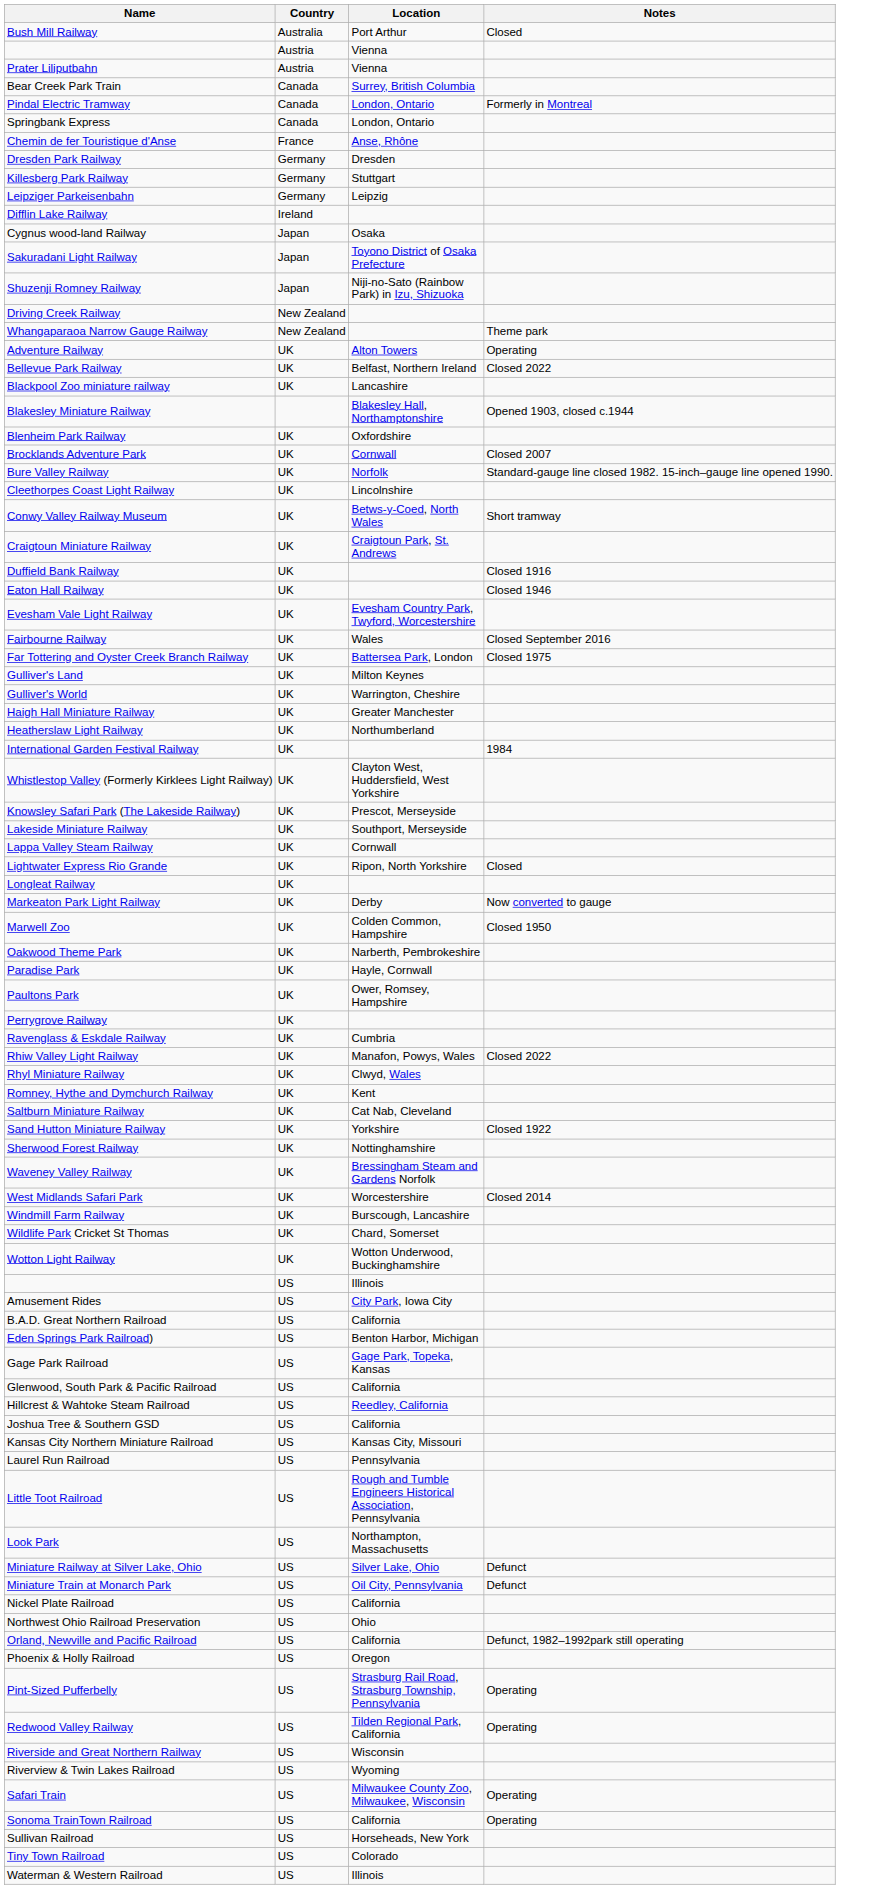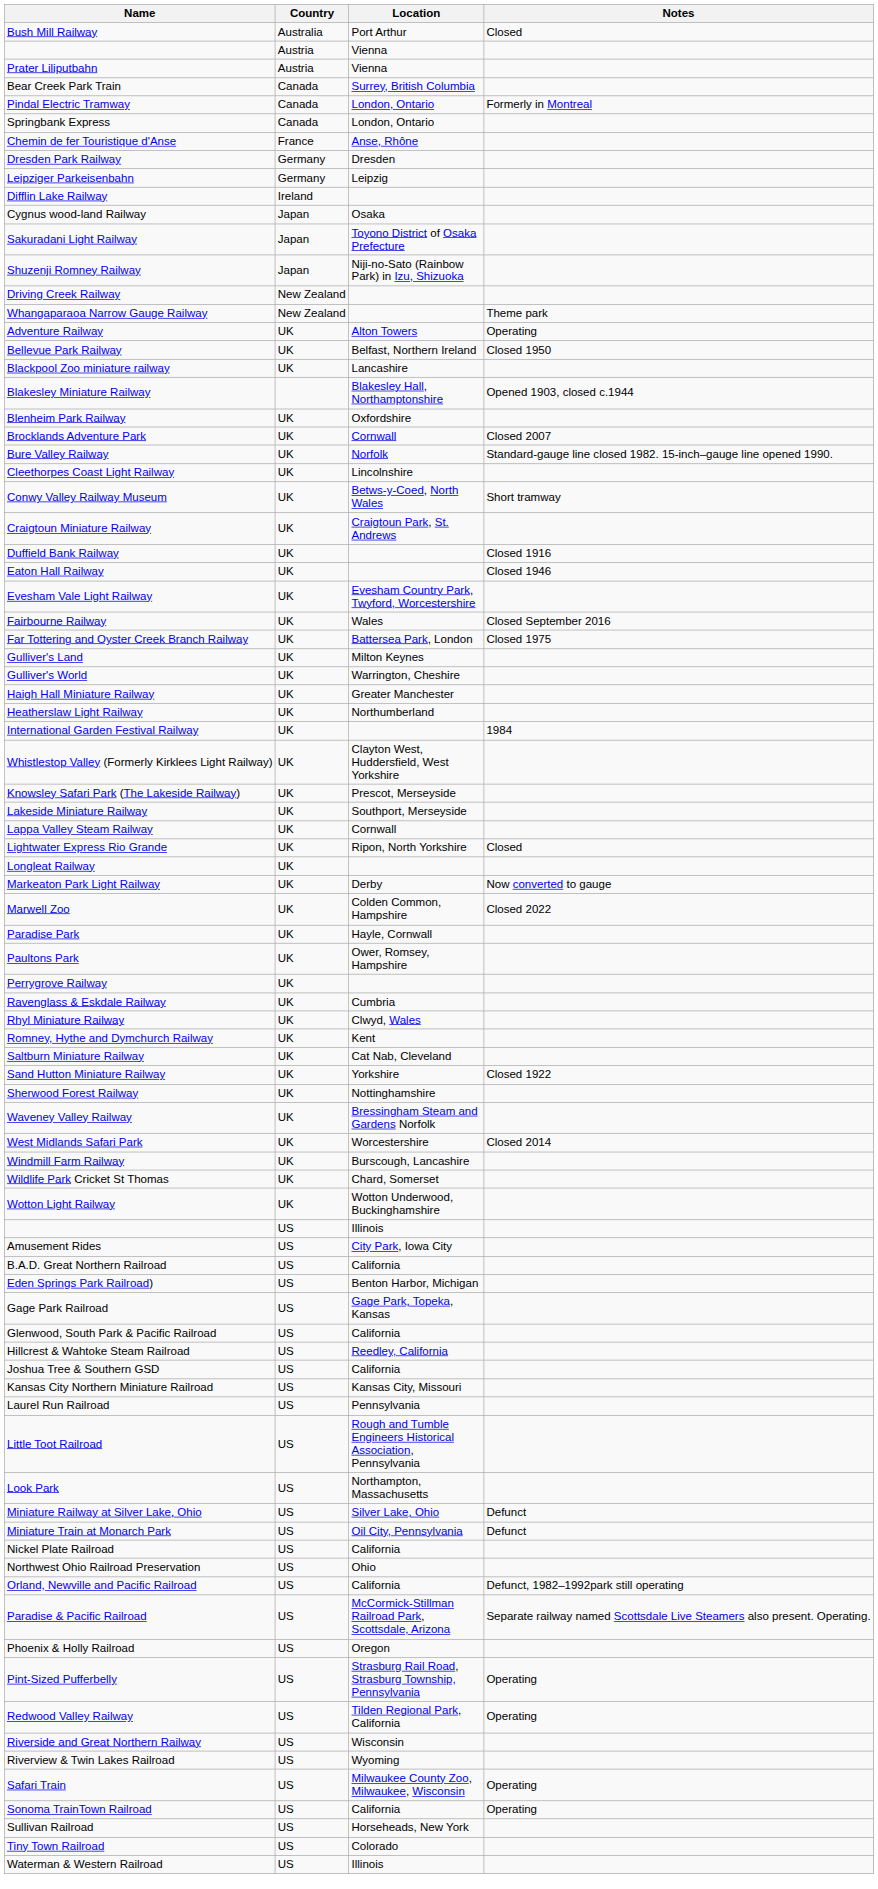- row: (68, 178)
(519, 368) Closed 2022 -> (519, 350) Closed 1950
(519, 927) Closed 1950 -> (519, 909) Closed 2022
- row: (64, 952)
- row: (73, 1056)
+ row: (77, 1617)
